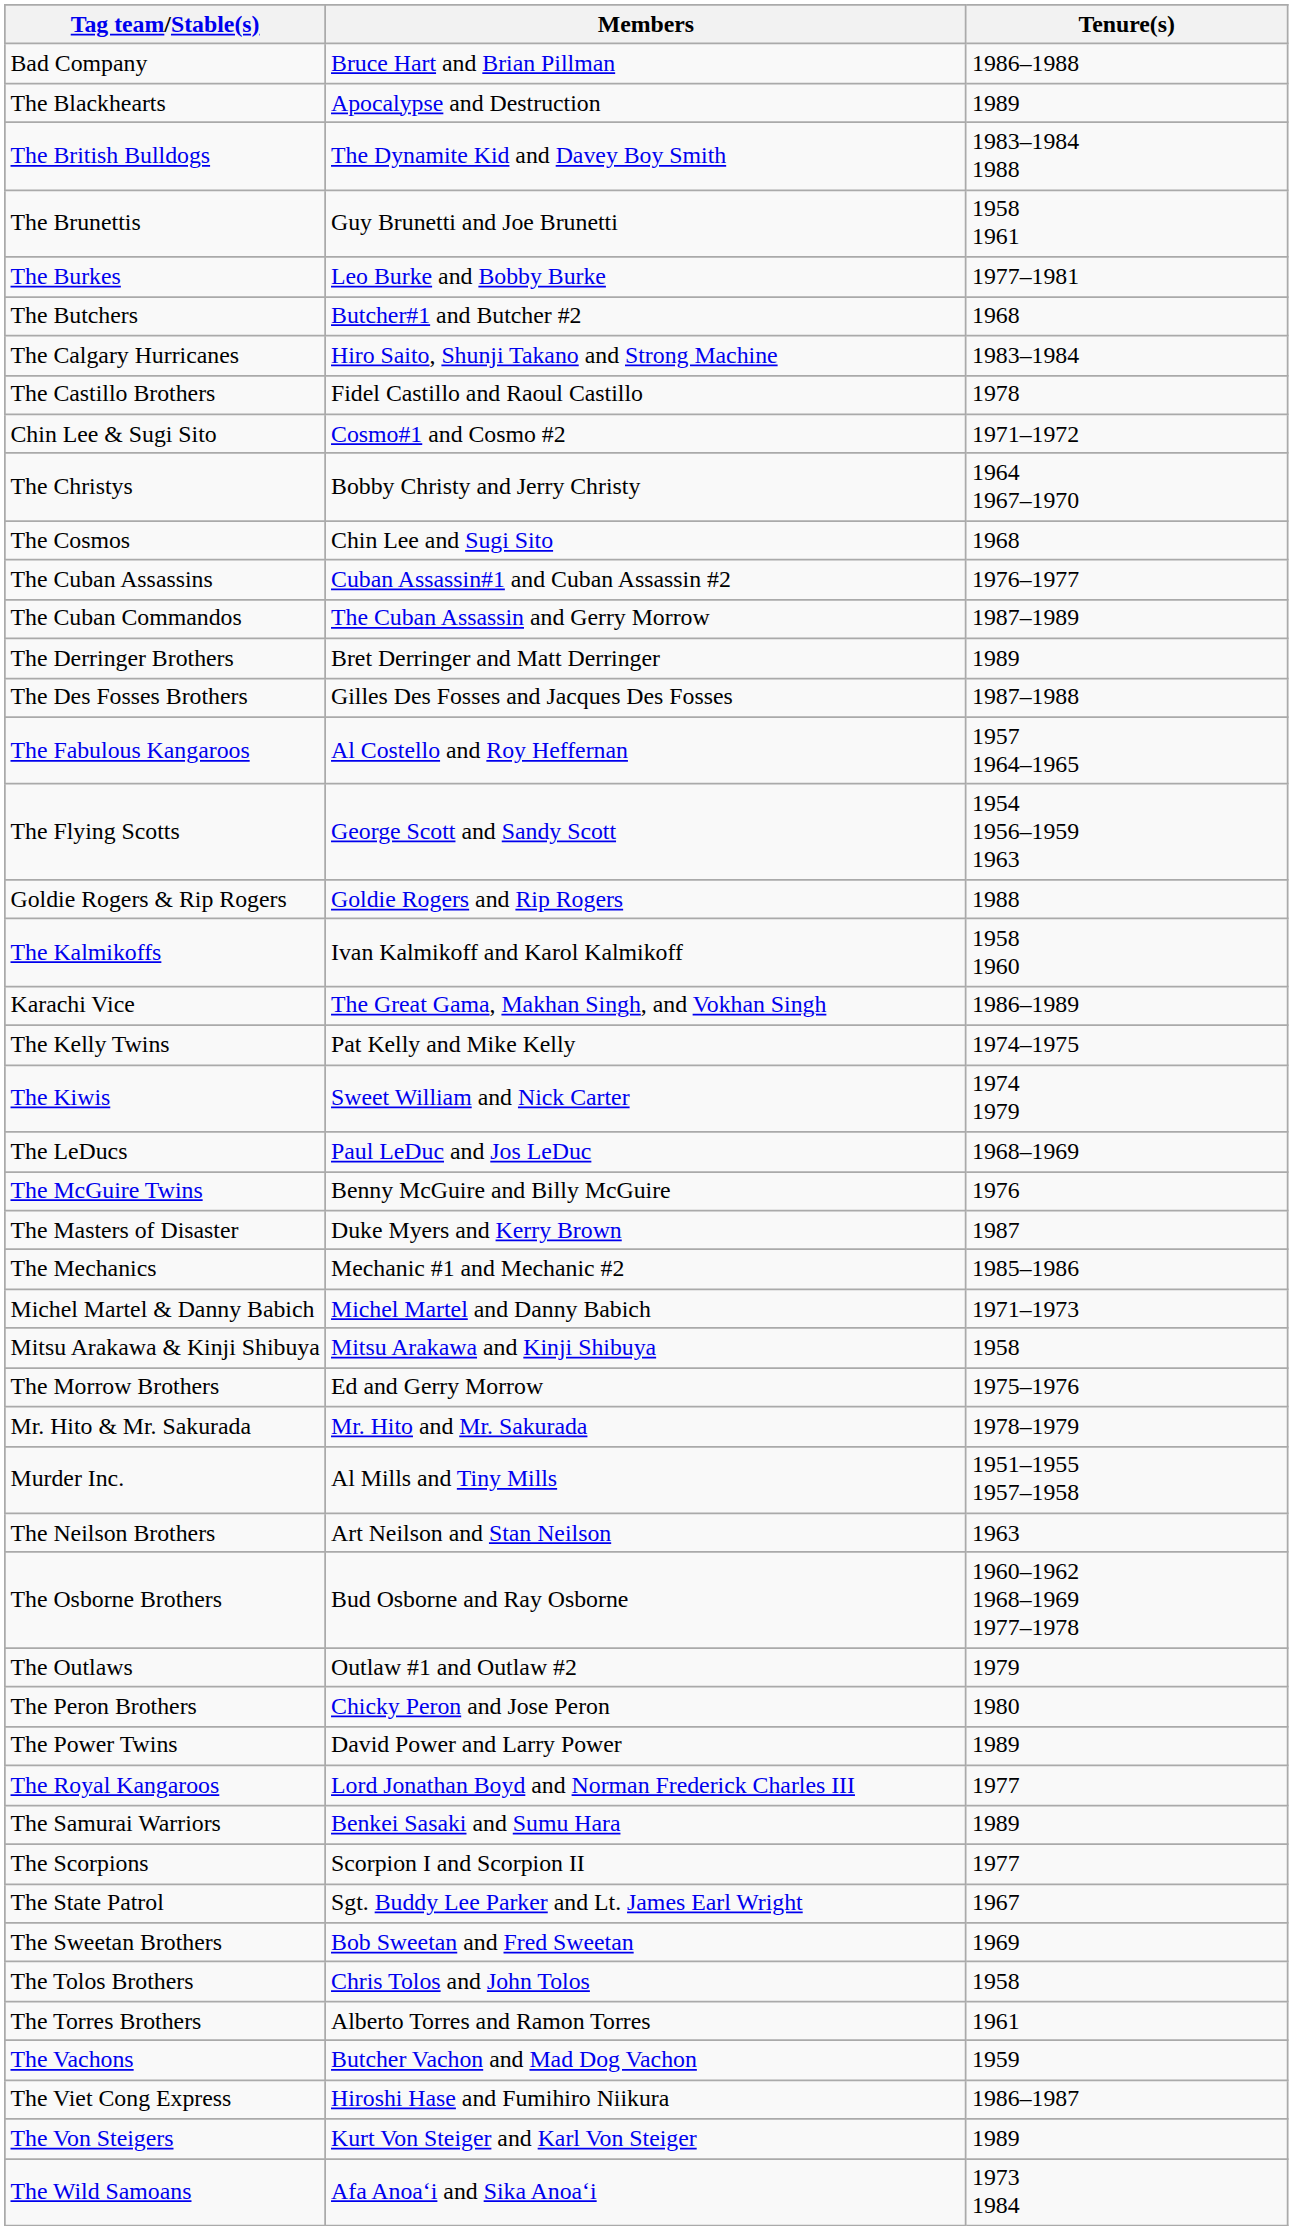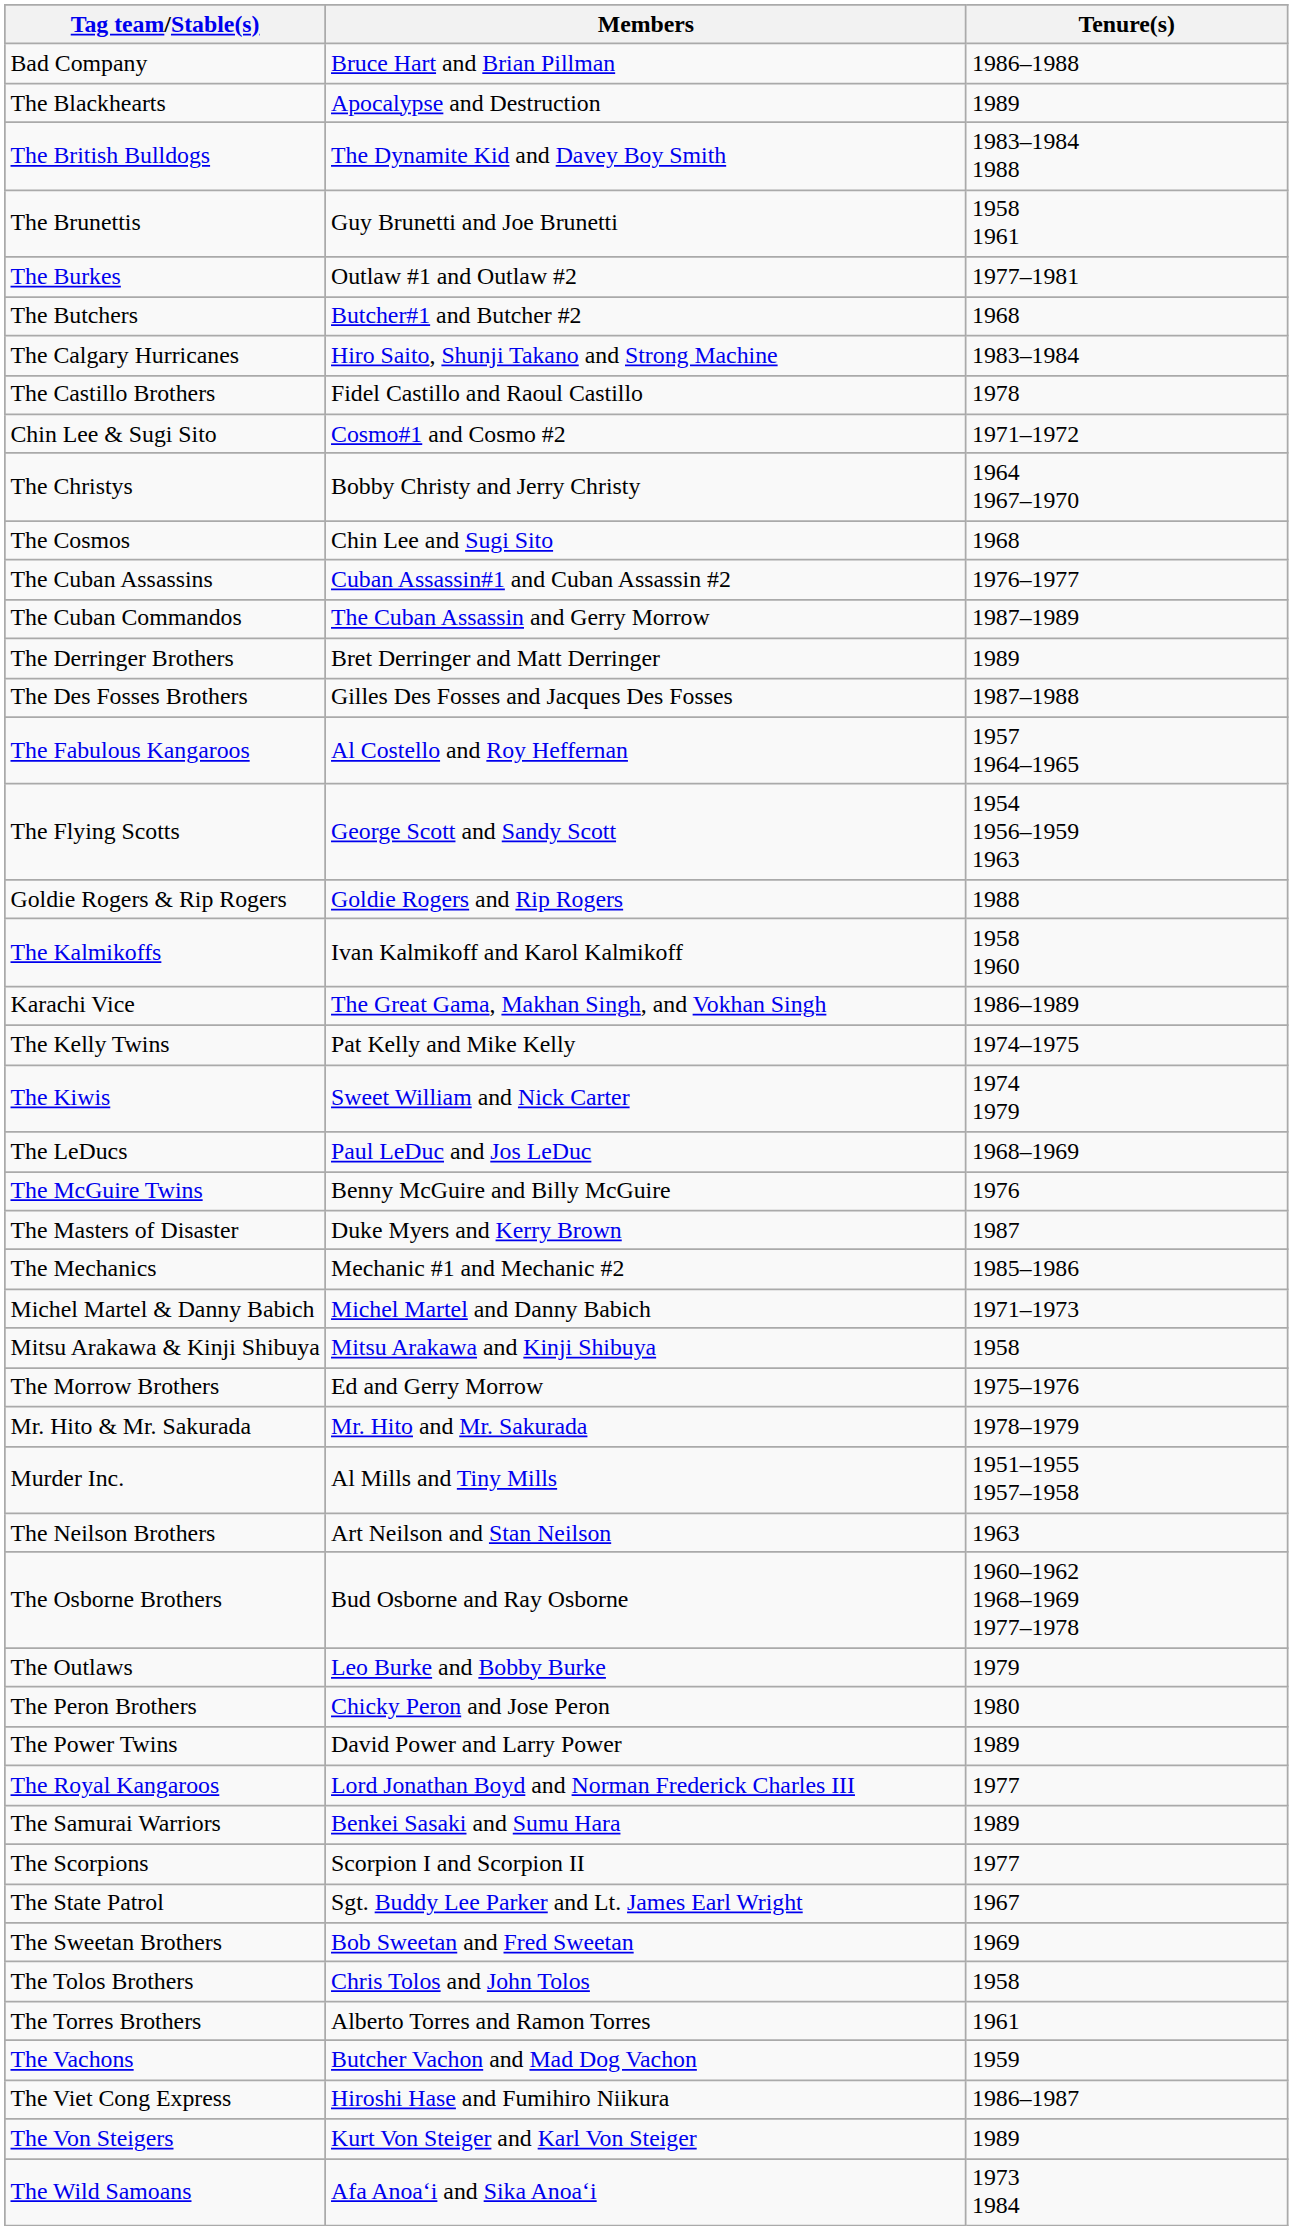(468, 276) Leo Burke and Bobby Burke -> (454, 276) Outlaw #1 and Outlaw #2
(454, 1666) Outlaw #1 and Outlaw #2 -> (468, 1666) Leo Burke and Bobby Burke
